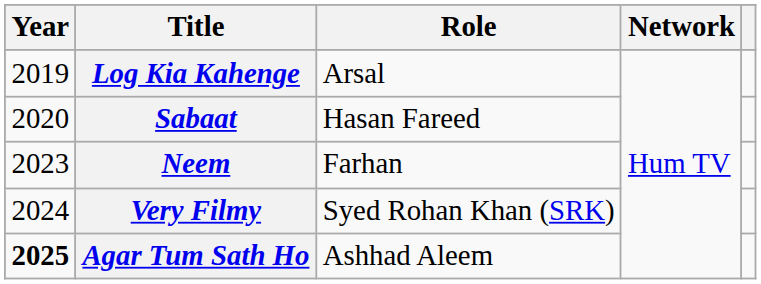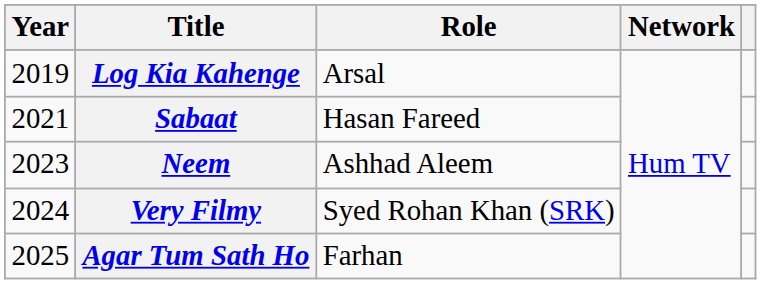(40, 118) 2020 -> (40, 118) 2021
(363, 164) Farhan -> (408, 164) Ashhad Aleem
(40, 255) bold -> (40, 255) normal
(408, 255) Ashhad Aleem -> (363, 255) Farhan
